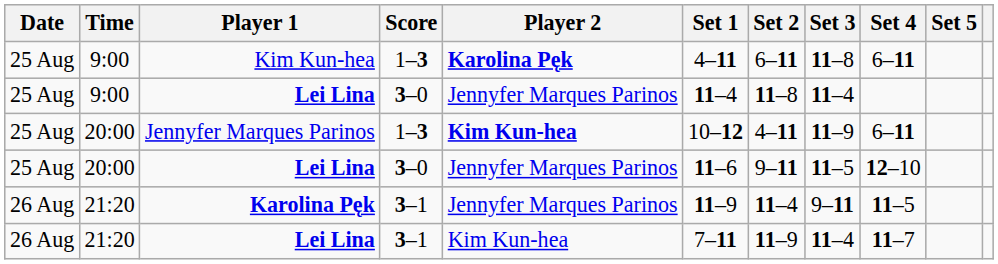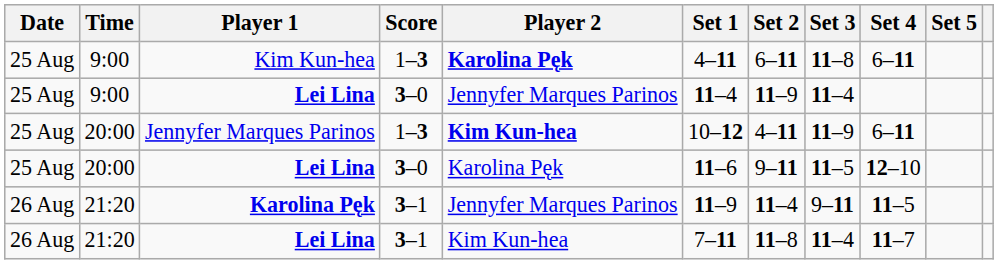(776, 95) 11–8 -> (776, 95) 11–9
(563, 168) Jennyfer Marques Parinos -> (506, 168) Karolina Pęk
(776, 241) 11–9 -> (776, 241) 11–8
